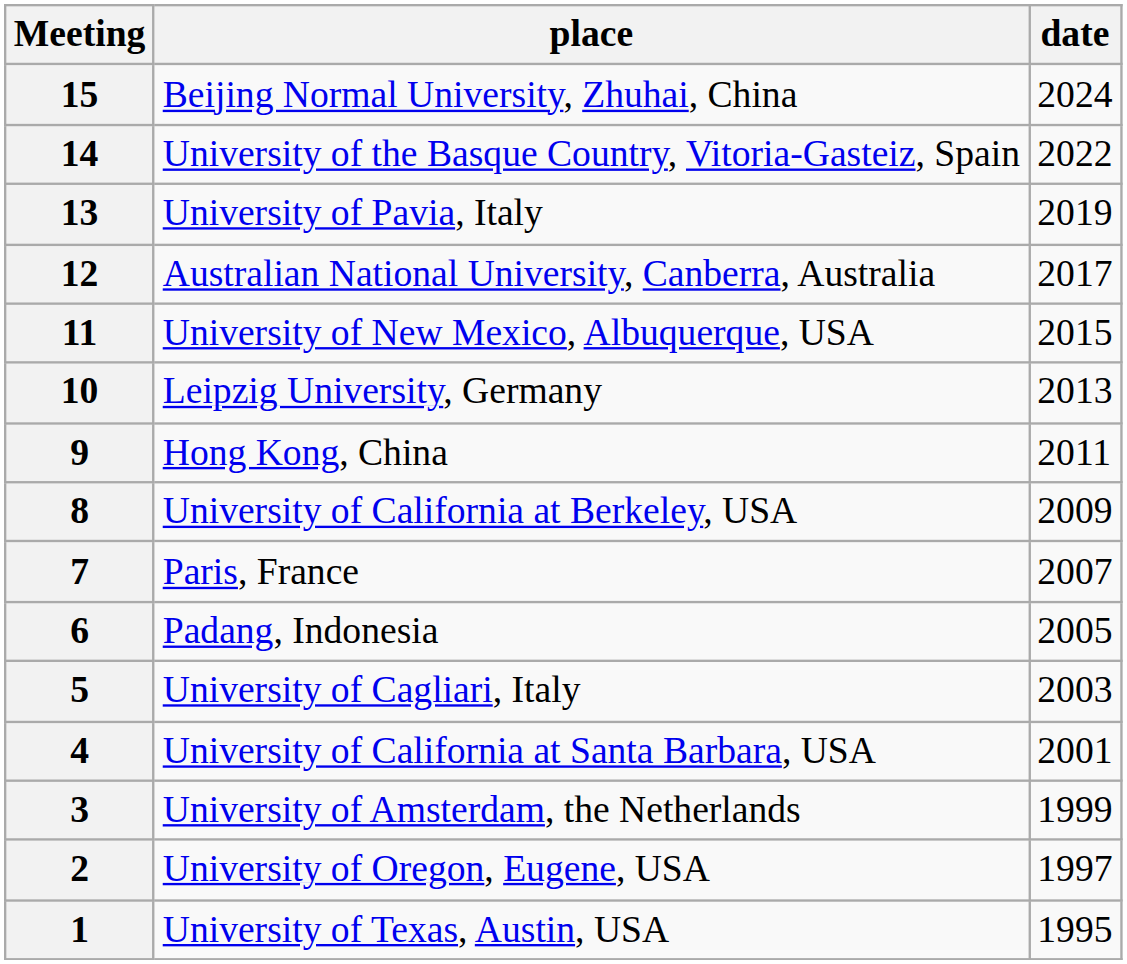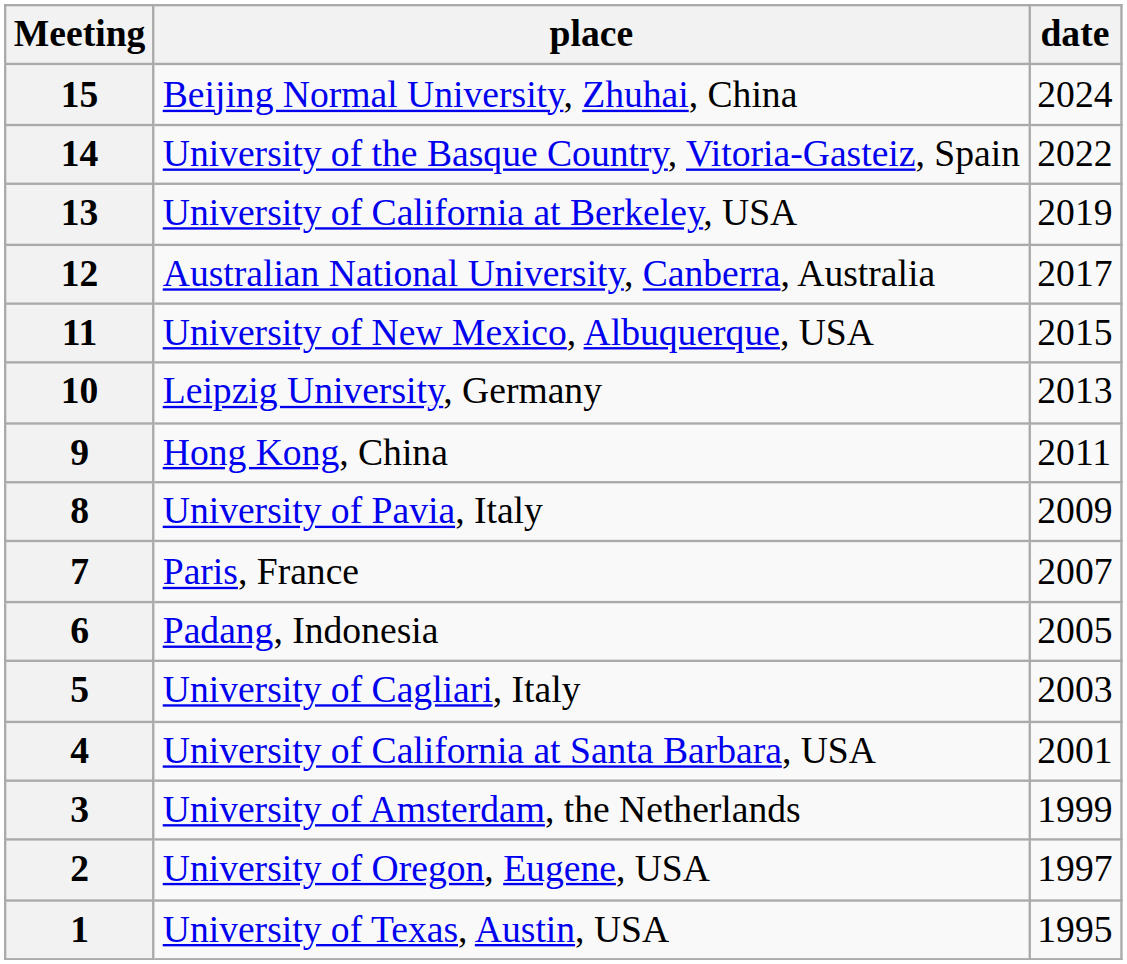(353, 213) University of Pavia, Italy -> (480, 213) University of California at Berkeley, USA
(480, 511) University of California at Berkeley, USA -> (353, 511) University of Pavia, Italy
